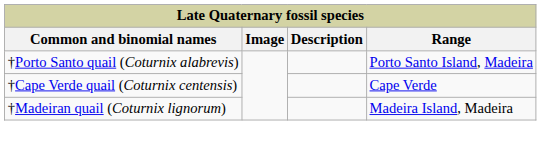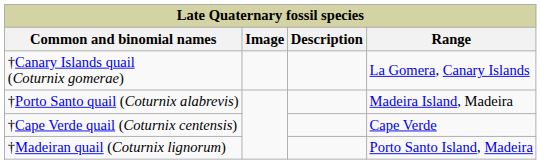+ row: (71, 70)
(451, 62) Porto Santo Island, Madeira -> (441, 101) Madeira Island, Madeira
(441, 108) Madeira Island, Madeira -> (451, 147) Porto Santo Island, Madeira
